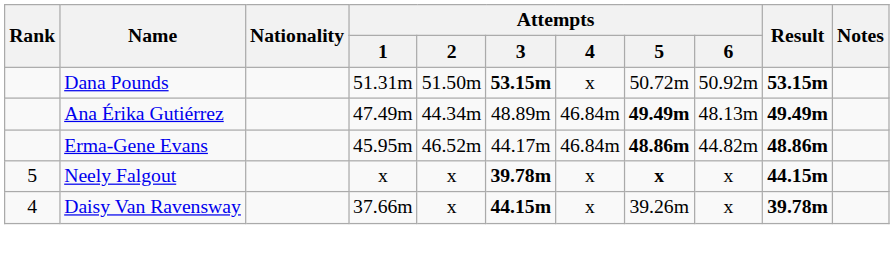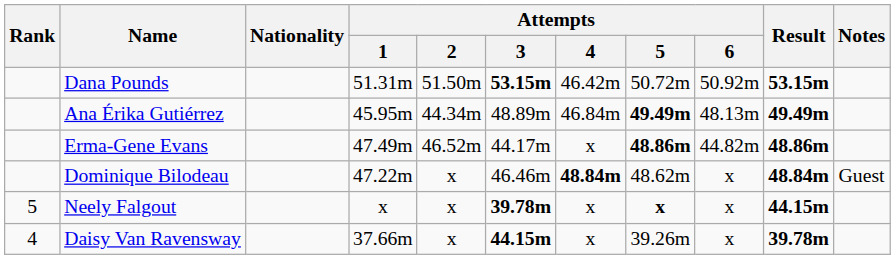(590, 82) x -> (591, 82) 46.42m
(383, 113) 47.49m -> (383, 113) 45.95m
(383, 144) 45.95m -> (383, 144) 47.49m
(590, 144) 46.84m -> (590, 144) x
+ row: (146, 176)
